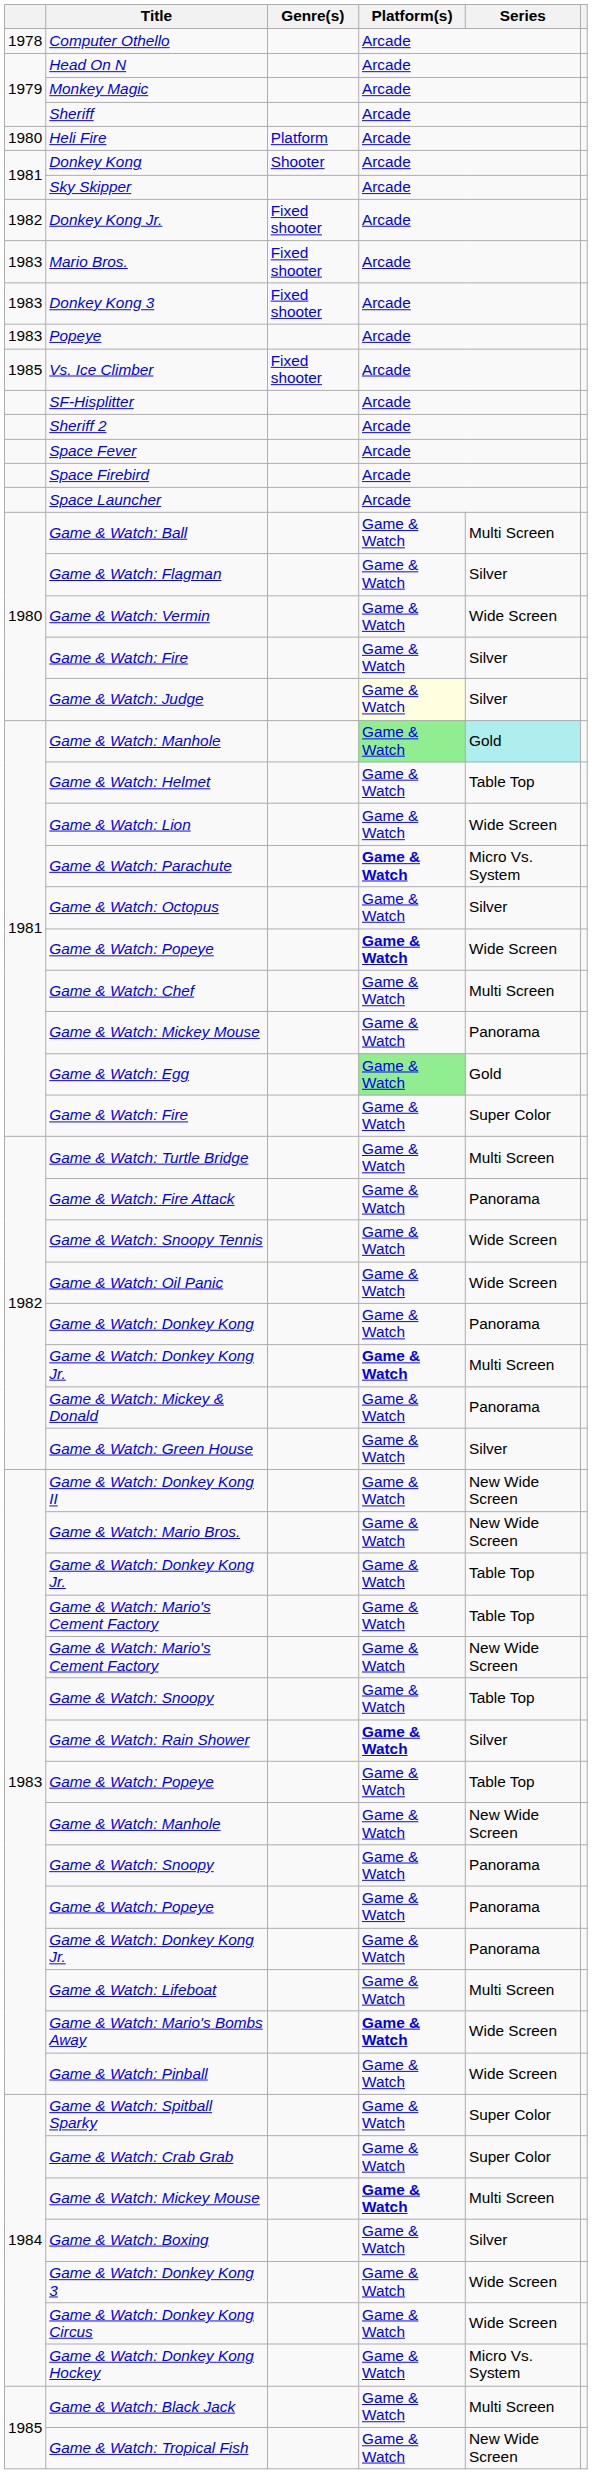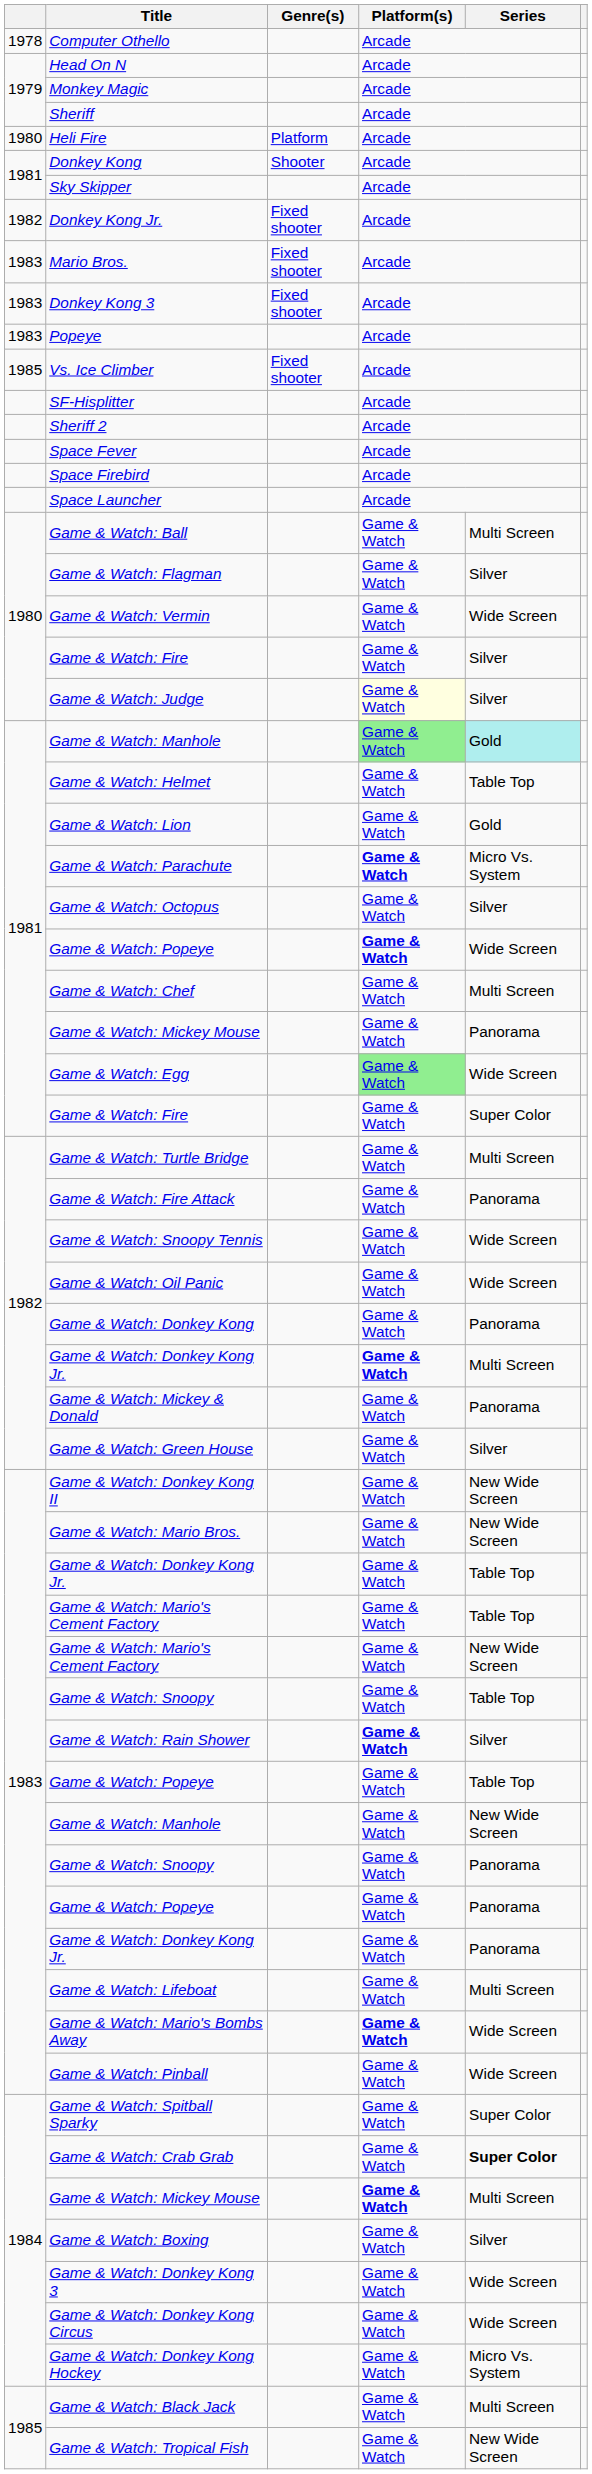(513, 824) Wide Screen -> (485, 824) Gold
(485, 1074) Gold -> (513, 1074) Wide Screen
(510, 2156) normal -> (513, 2156) bold
